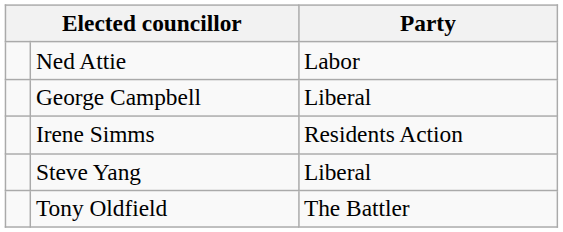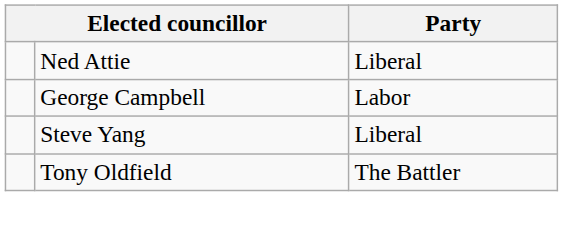(332, 60) Labor -> (388, 60) Liberal
(338, 97) Liberal -> (382, 97) Labor
- row: (95, 134)
